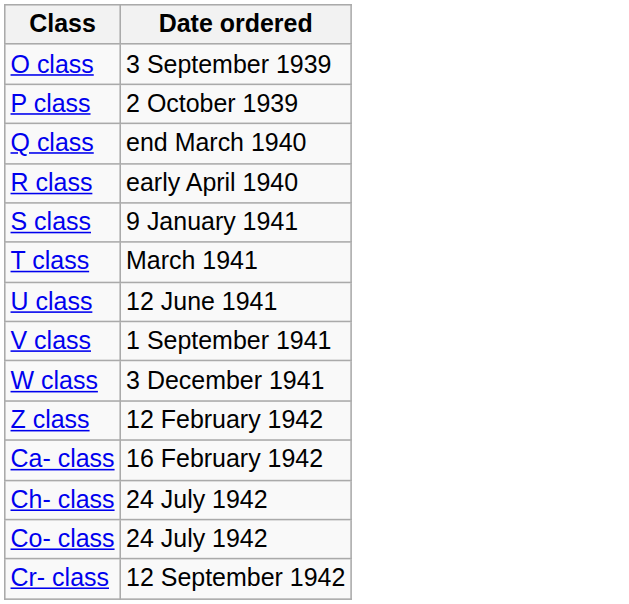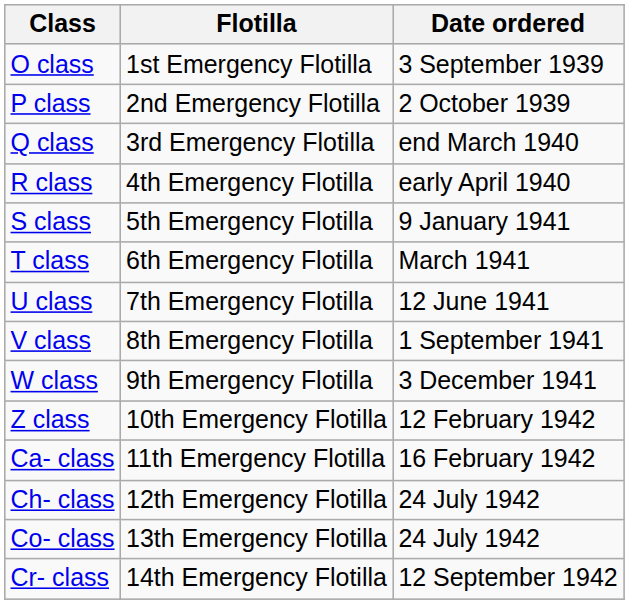+ column: (256, 24)
